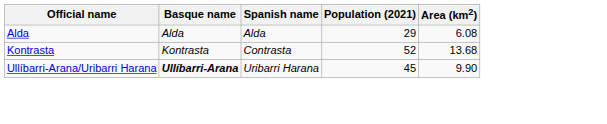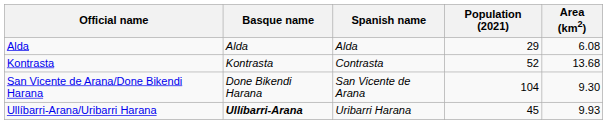+ row: (95, 87)
(466, 68) 9.90 -> (589, 111) 9.93
